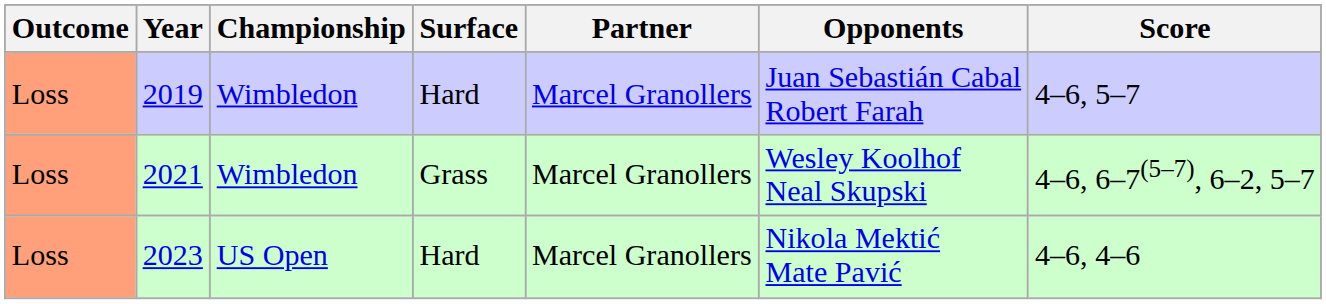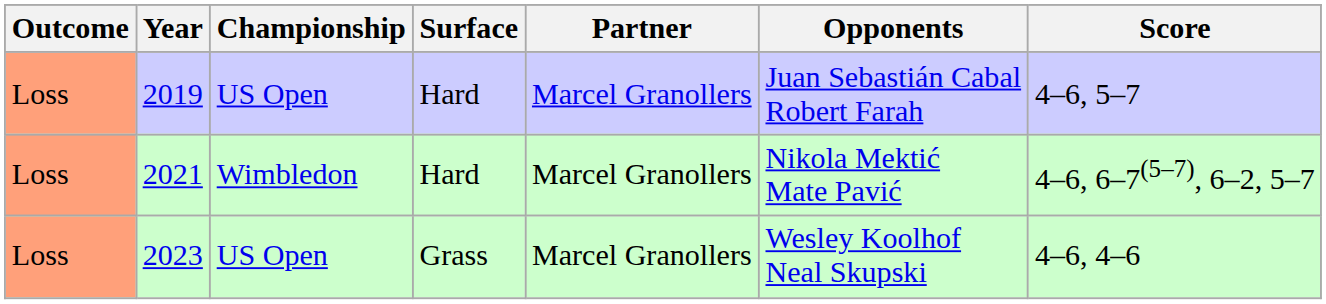(287, 92) Wimbledon -> (272, 92) US Open
(454, 174) Grass -> (450, 174) Hard
(863, 174) Wesley Koolhof Neal Skupski -> (853, 174) Nikola Mektić Mate Pavić
(450, 256) Hard -> (454, 256) Grass
(853, 256) Nikola Mektić Mate Pavić -> (863, 256) Wesley Koolhof Neal Skupski
